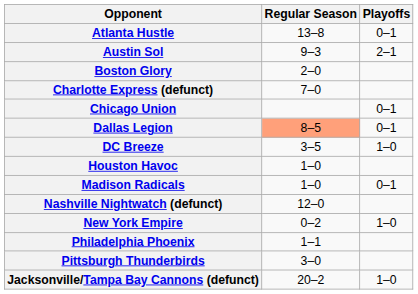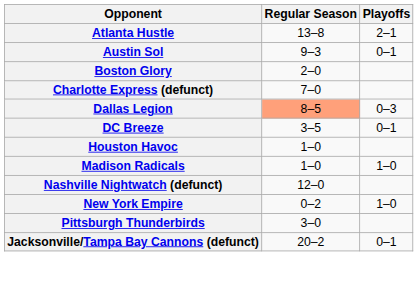(386, 33) 0–1 -> (386, 33) 2–1
(386, 52) 2–1 -> (386, 52) 0–1
- row: (133, 109)
(386, 128) 0–1 -> (386, 109) 0–3
(386, 147) 1–0 -> (386, 128) 0–1
(386, 185) 0–1 -> (386, 166) 1–0
- row: (133, 241)
(386, 279) 1–0 -> (386, 241) 0–1
